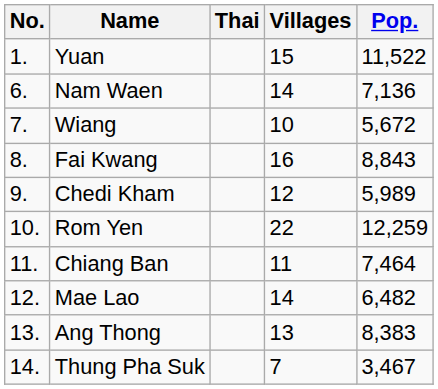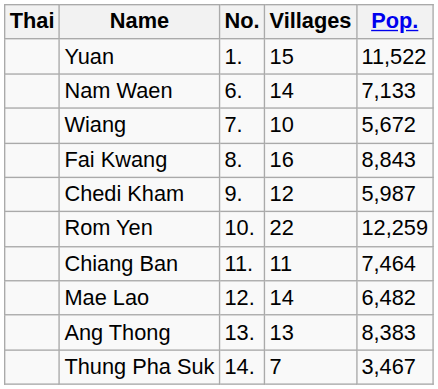columns swapped: (27, 21) <-> (237, 21)
(389, 90) 7,136 -> (389, 90) 7,133
(389, 194) 5,989 -> (389, 194) 5,987
